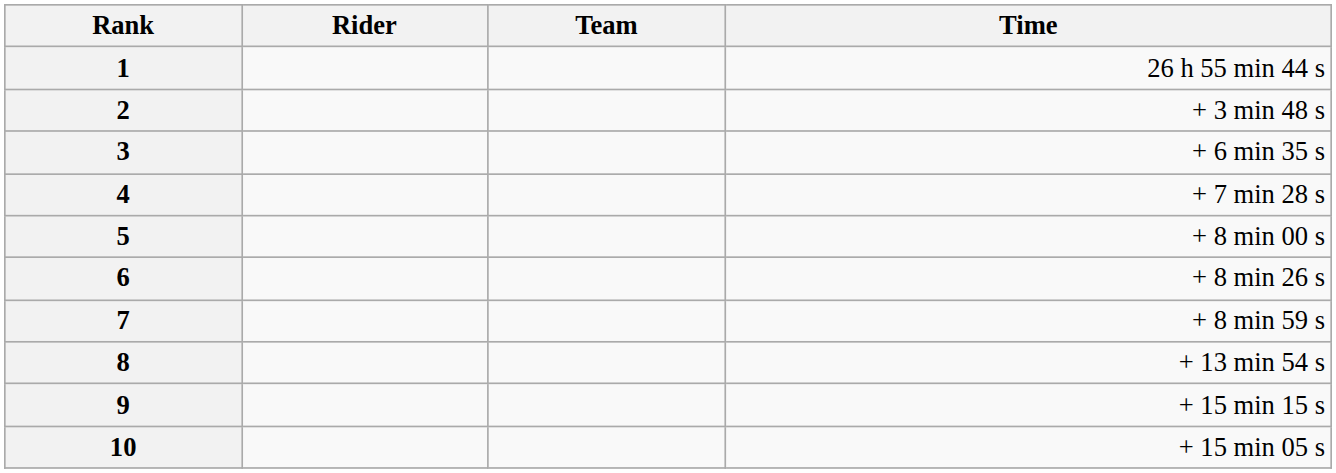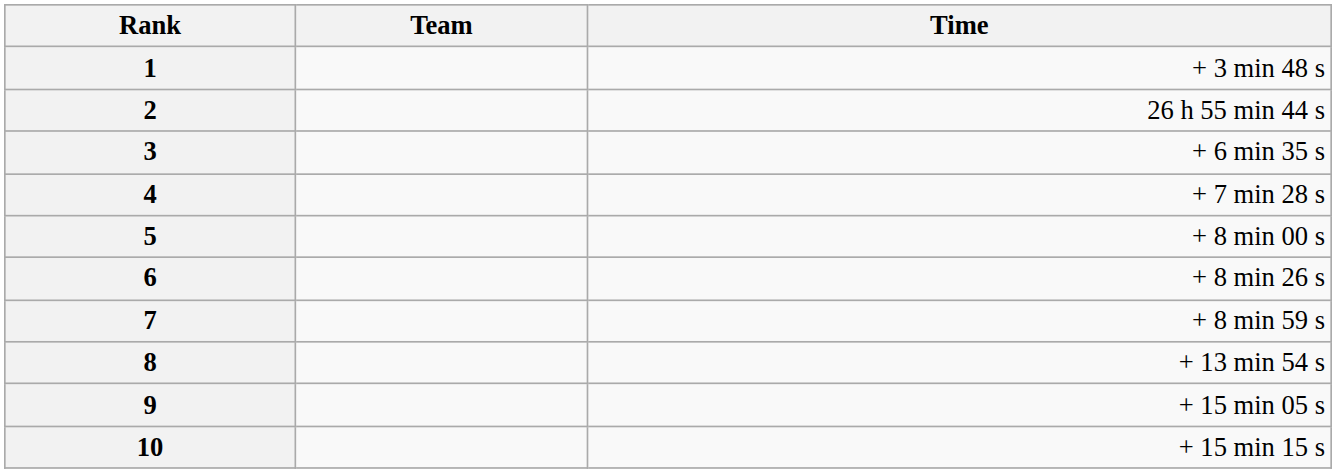- column: (364, 25)
(1236, 67) 26 h 55 min 44 s -> (1259, 67) + 3 min 48 s
(1259, 109) + 3 min 48 s -> (1236, 109) 26 h 55 min 44 s
(1252, 404) + 15 min 15 s -> (1252, 404) + 15 min 05 s
(1252, 446) + 15 min 05 s -> (1252, 446) + 15 min 15 s
